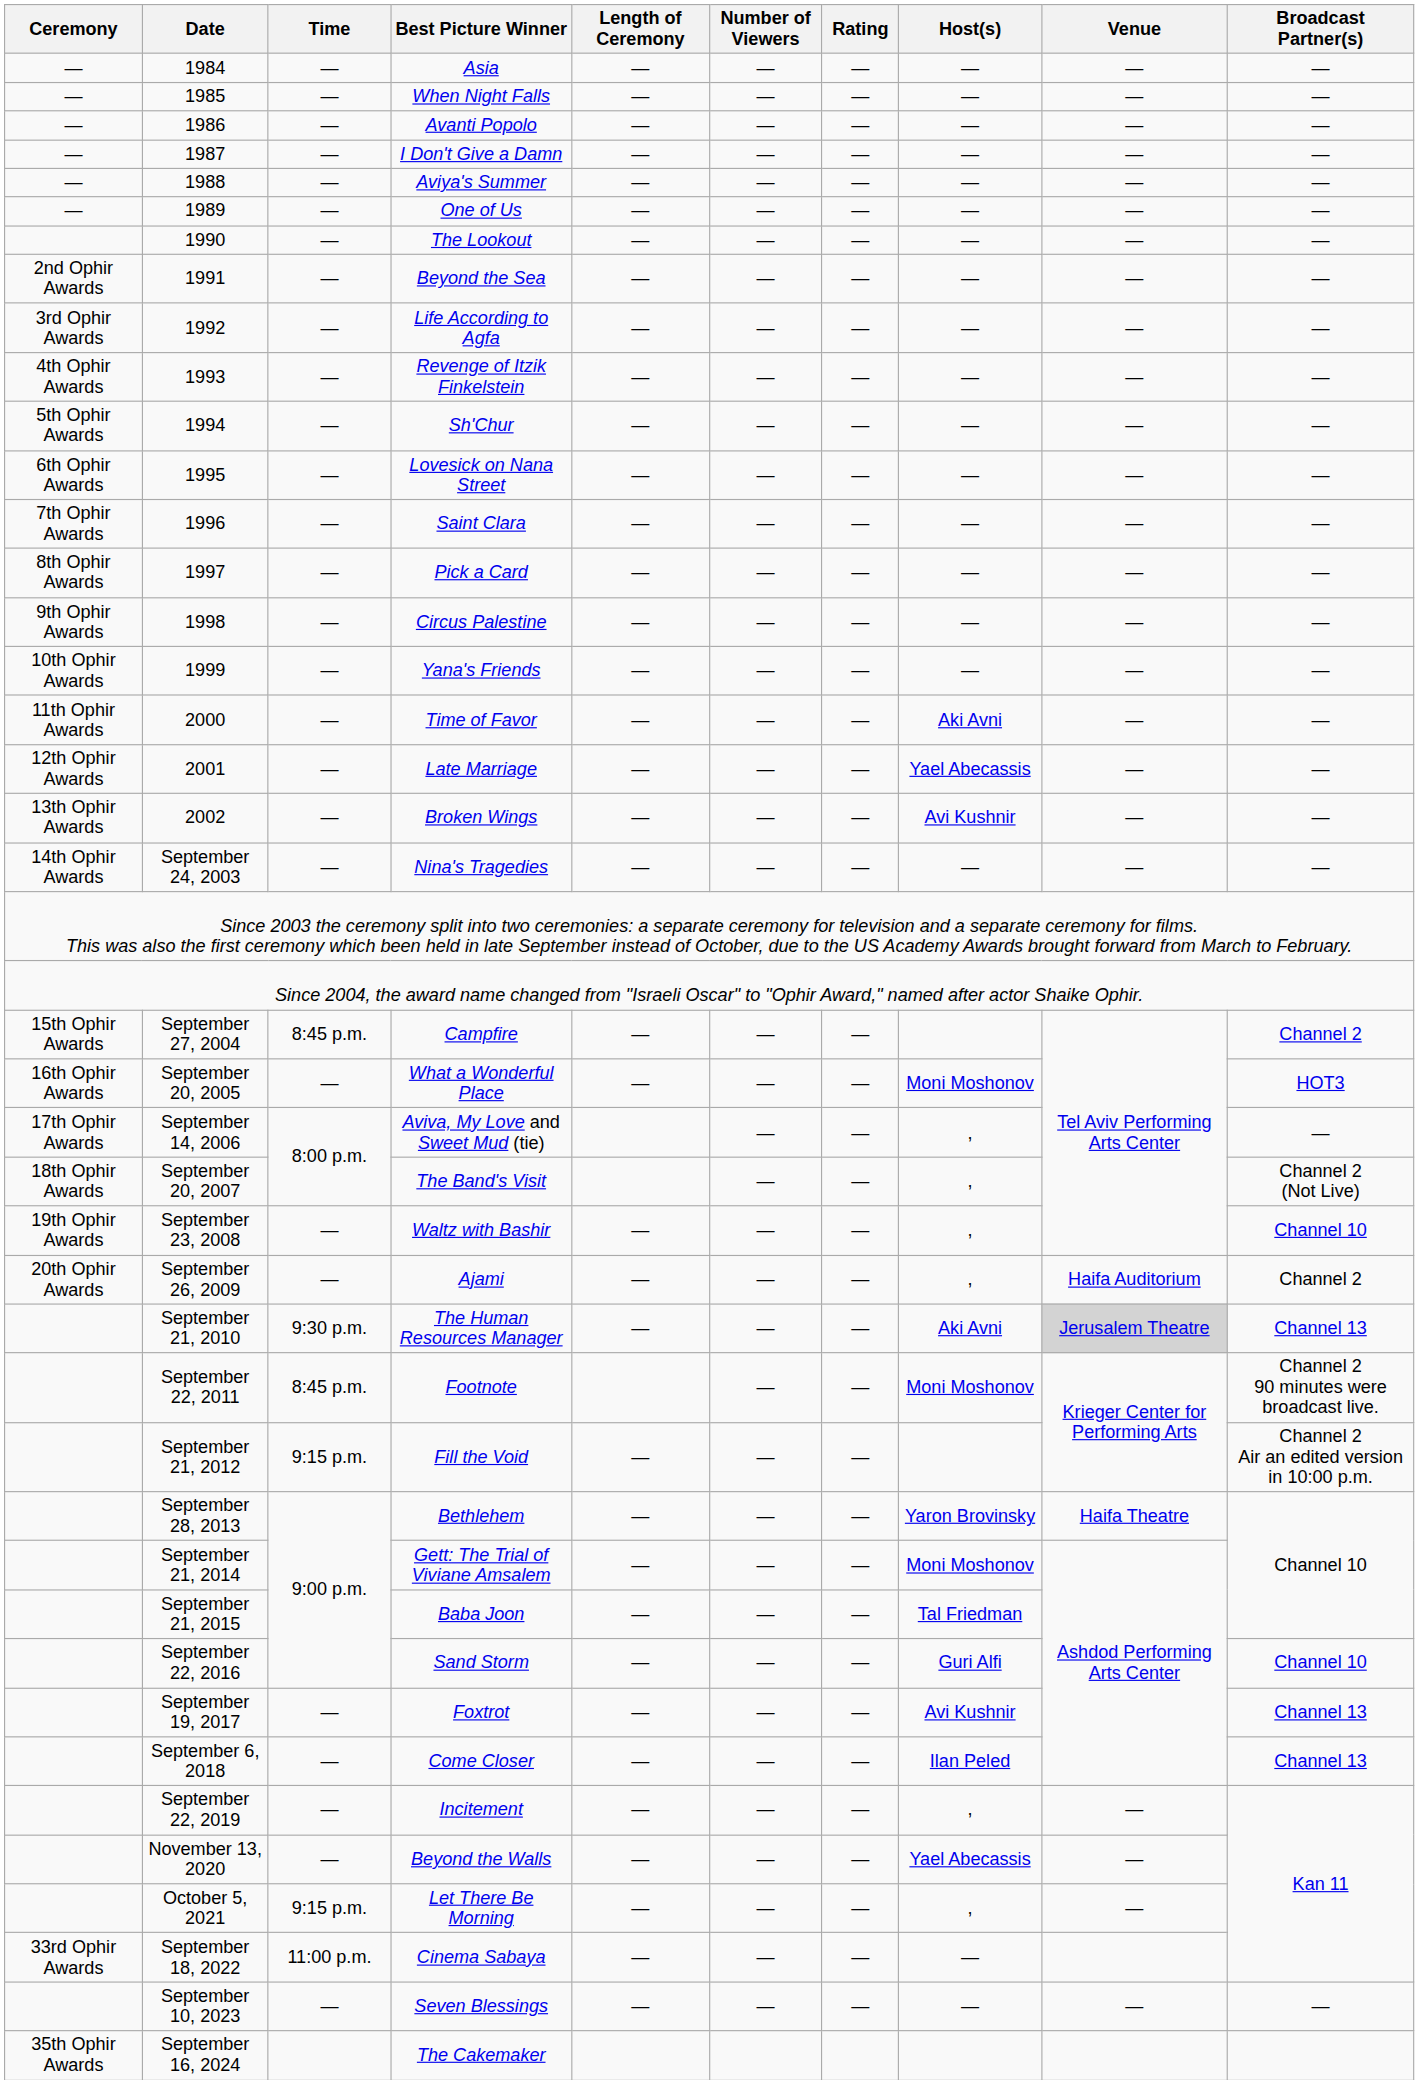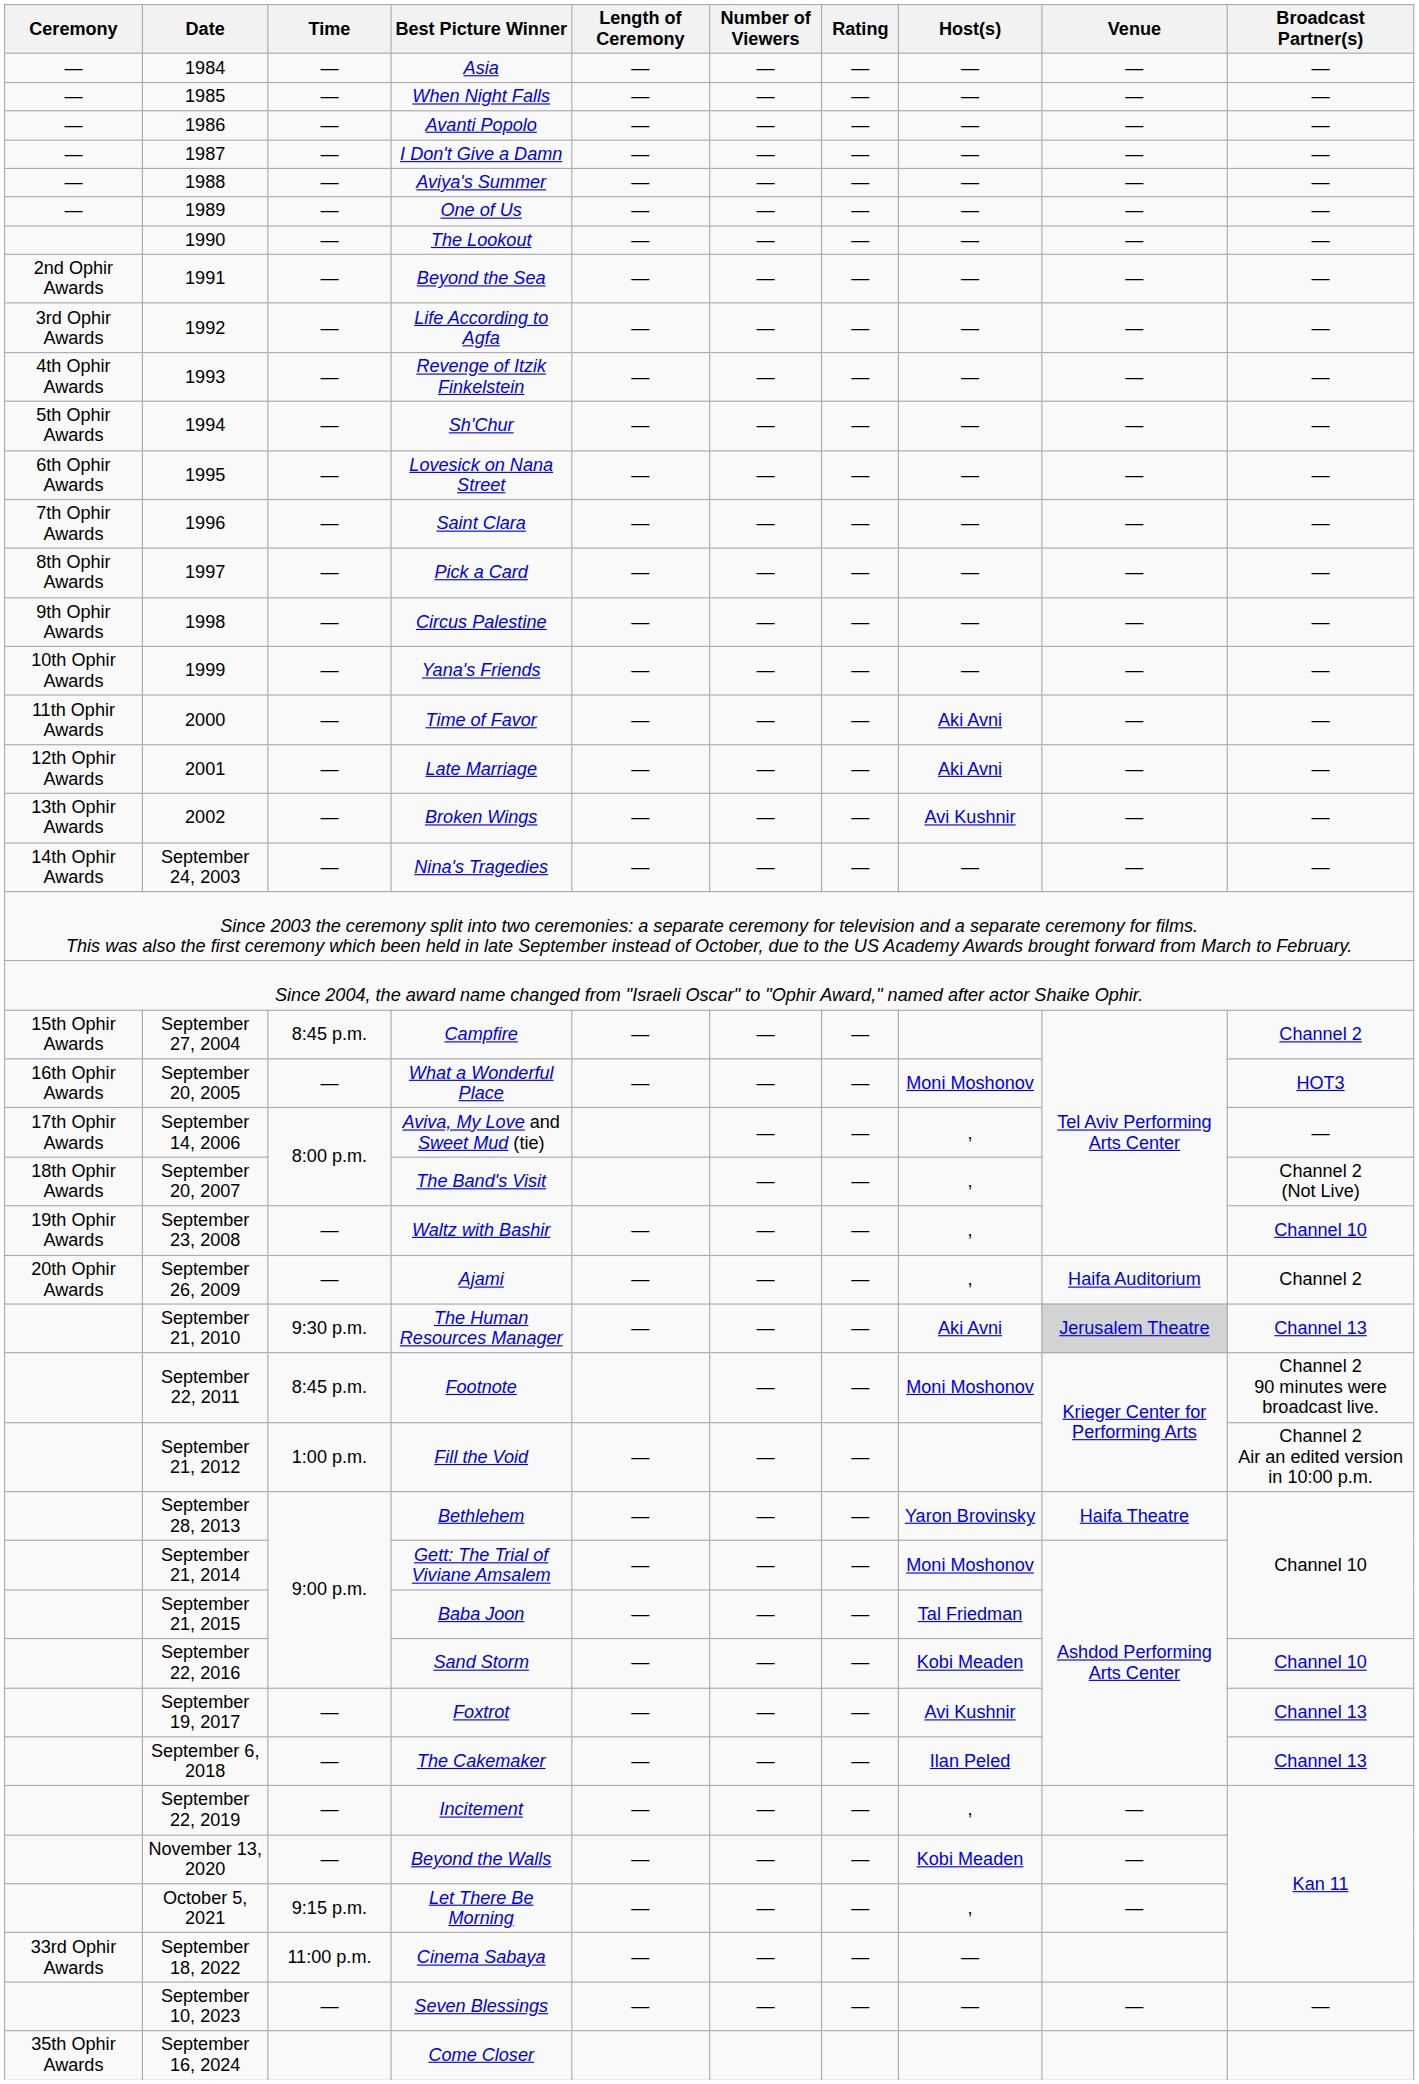(970, 768) Yael Abecassis -> (970, 768) Aki Avni
(329, 1456) 9:15 p.m. -> (329, 1456) 1:00 p.m.
(970, 1663) Guri Alfi -> (970, 1663) Kobi Meaden
(481, 1761) Come Closer -> (481, 1761) The Cakemaker
(970, 1859) Yael Abecassis -> (970, 1859) Kobi Meaden
(481, 2055) The Cakemaker -> (481, 2055) Come Closer
